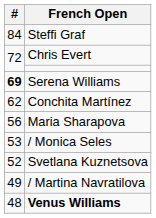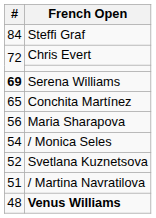(14, 101) 62 -> (14, 101) 65
(14, 142) 53 -> (14, 142) 54
(14, 182) 49 -> (14, 182) 51
